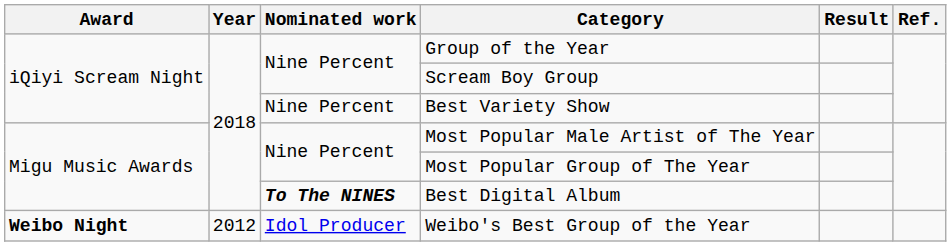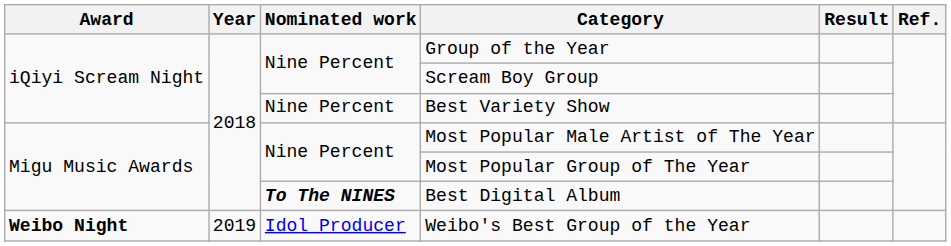(235, 226) 2012 -> (235, 226) 2019
